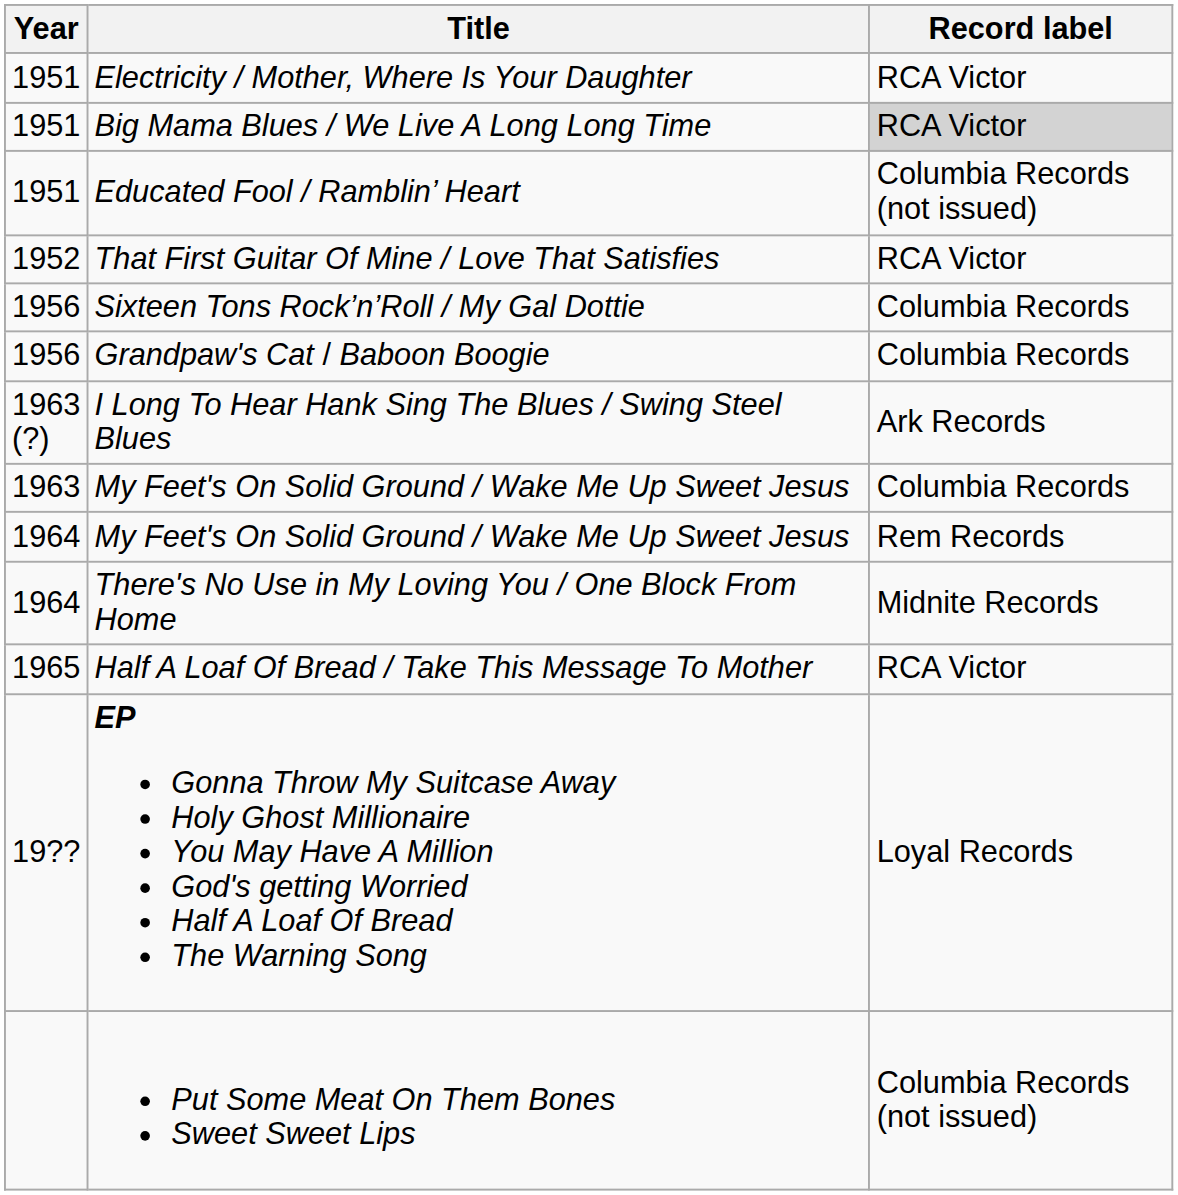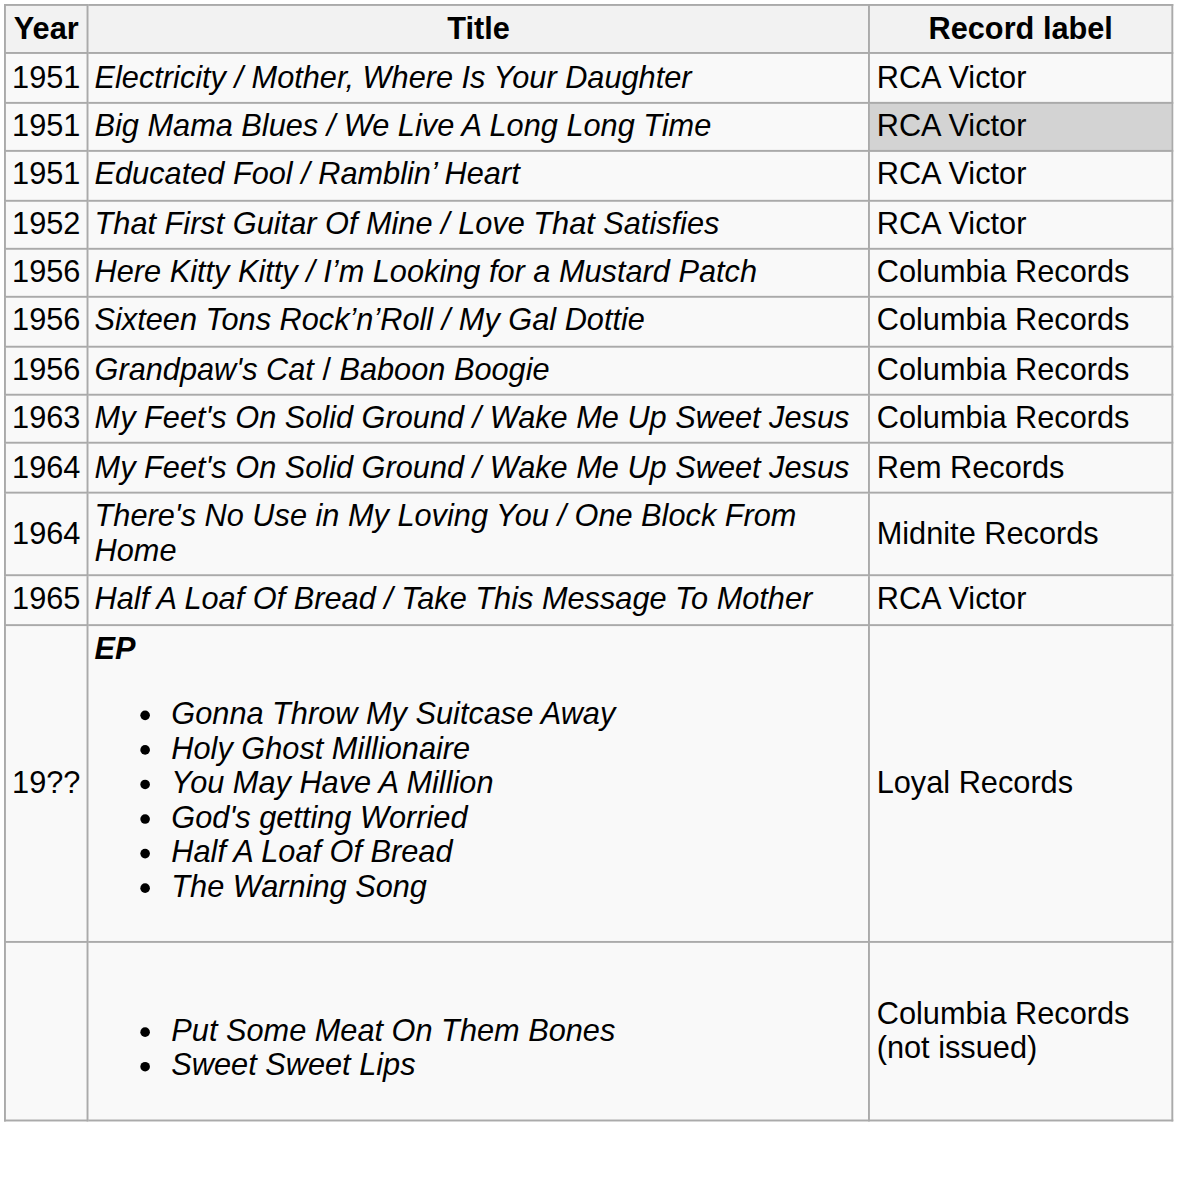(1003, 192) Columbia Records (not issued) -> (952, 175) RCA Victor
+ row: (46, 272)
- row: (46, 421)
